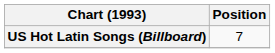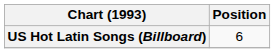(239, 36) 7 -> (239, 36) 6
